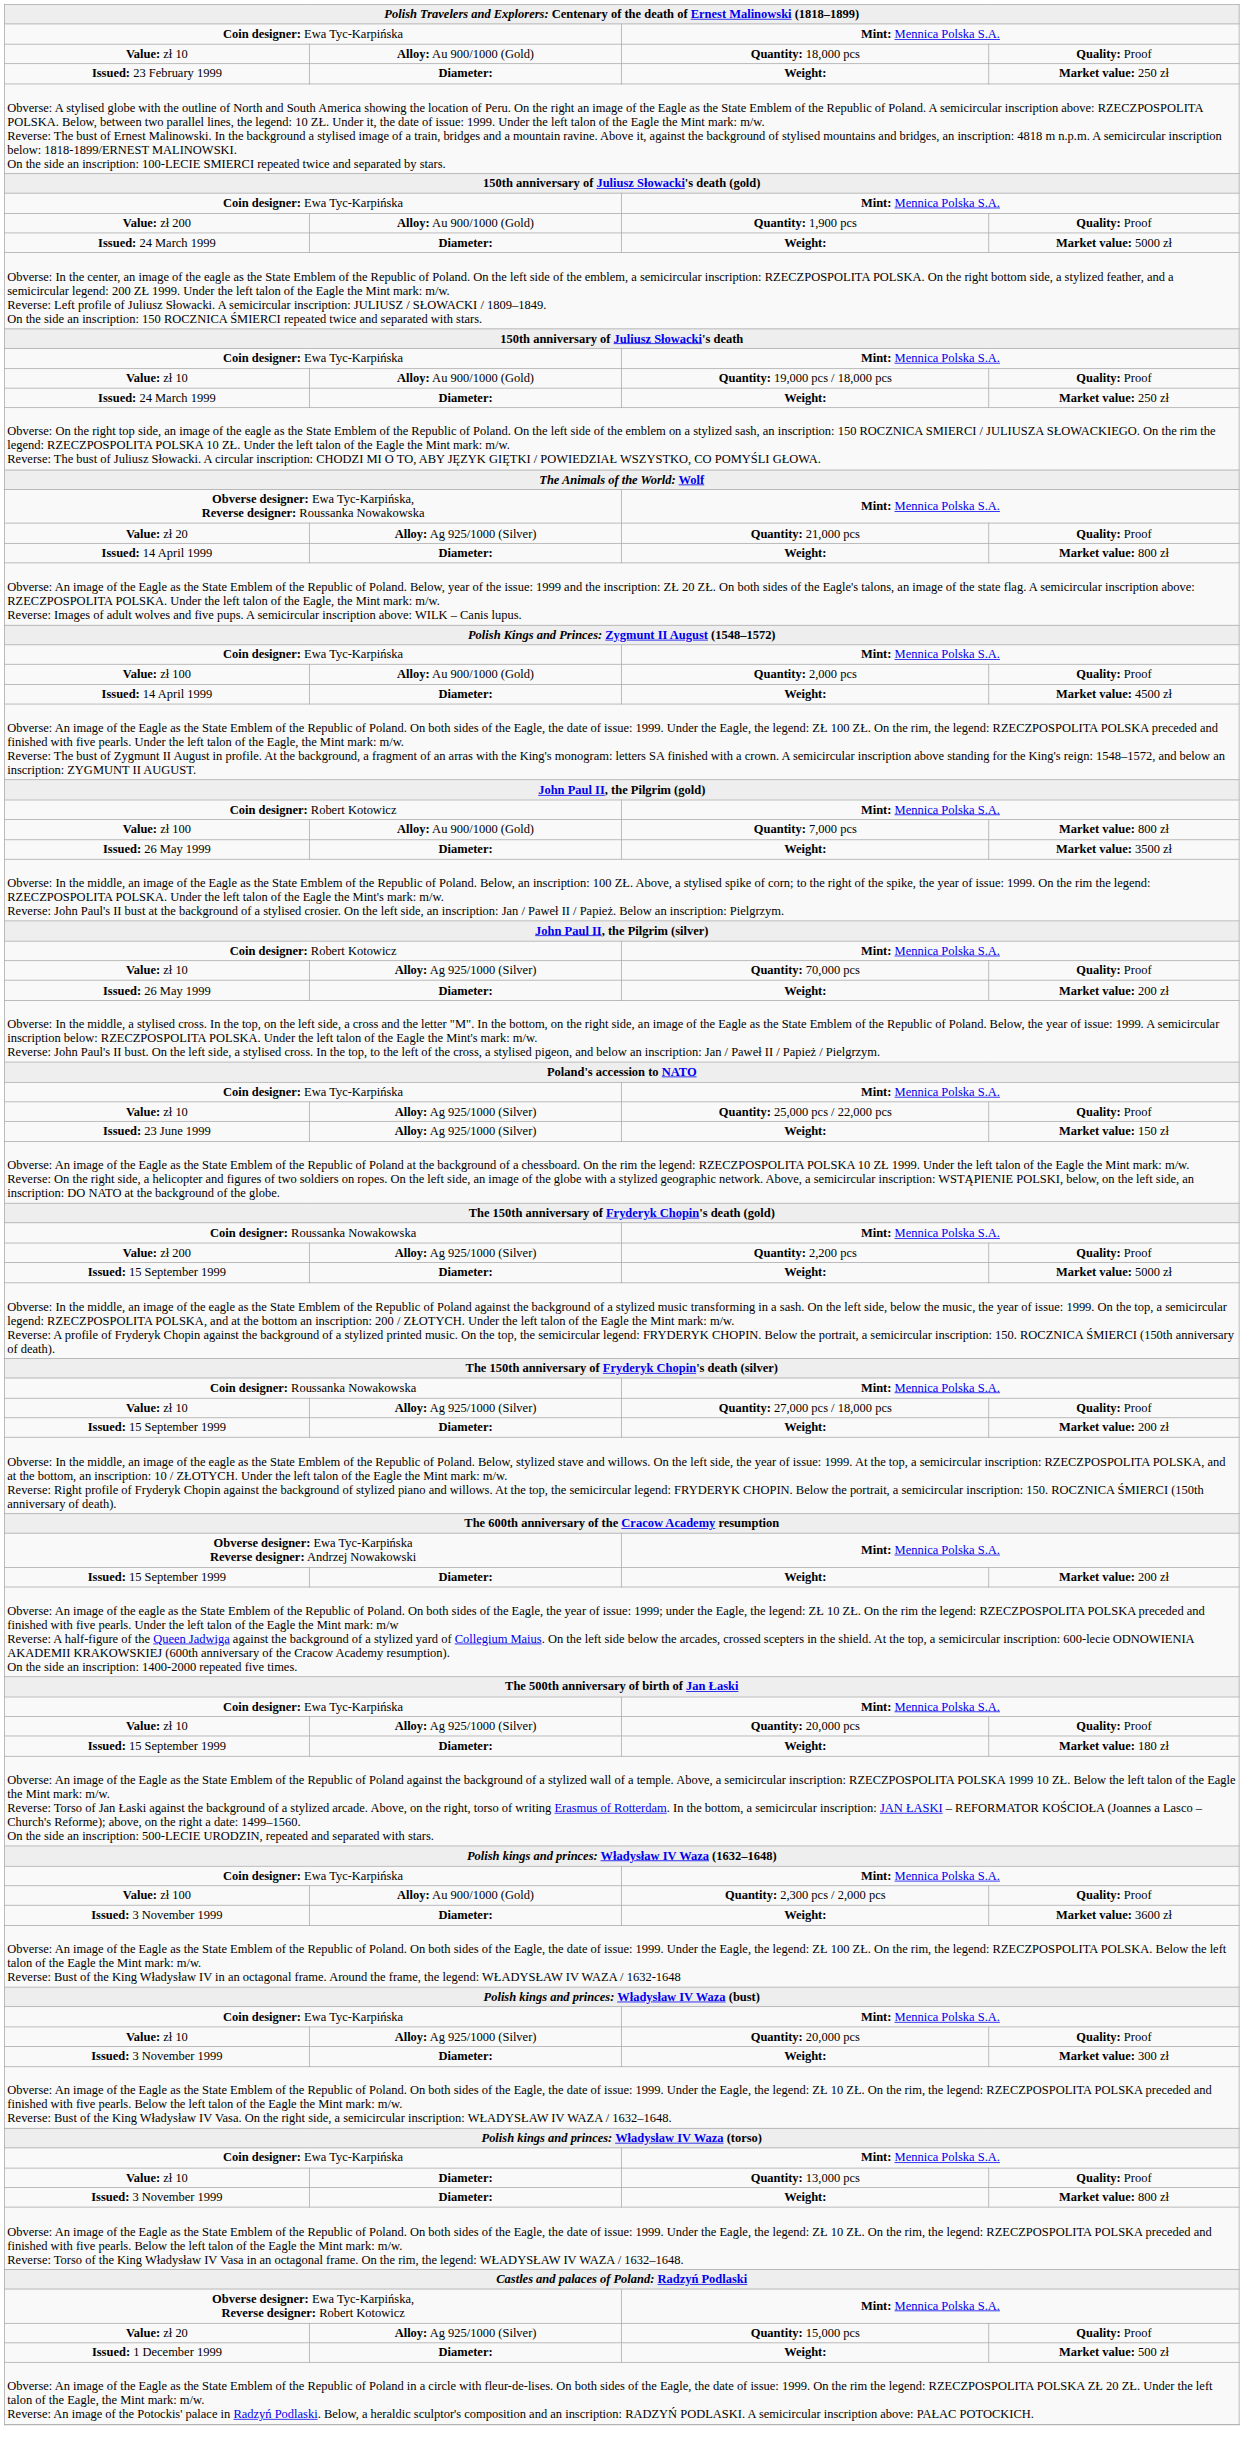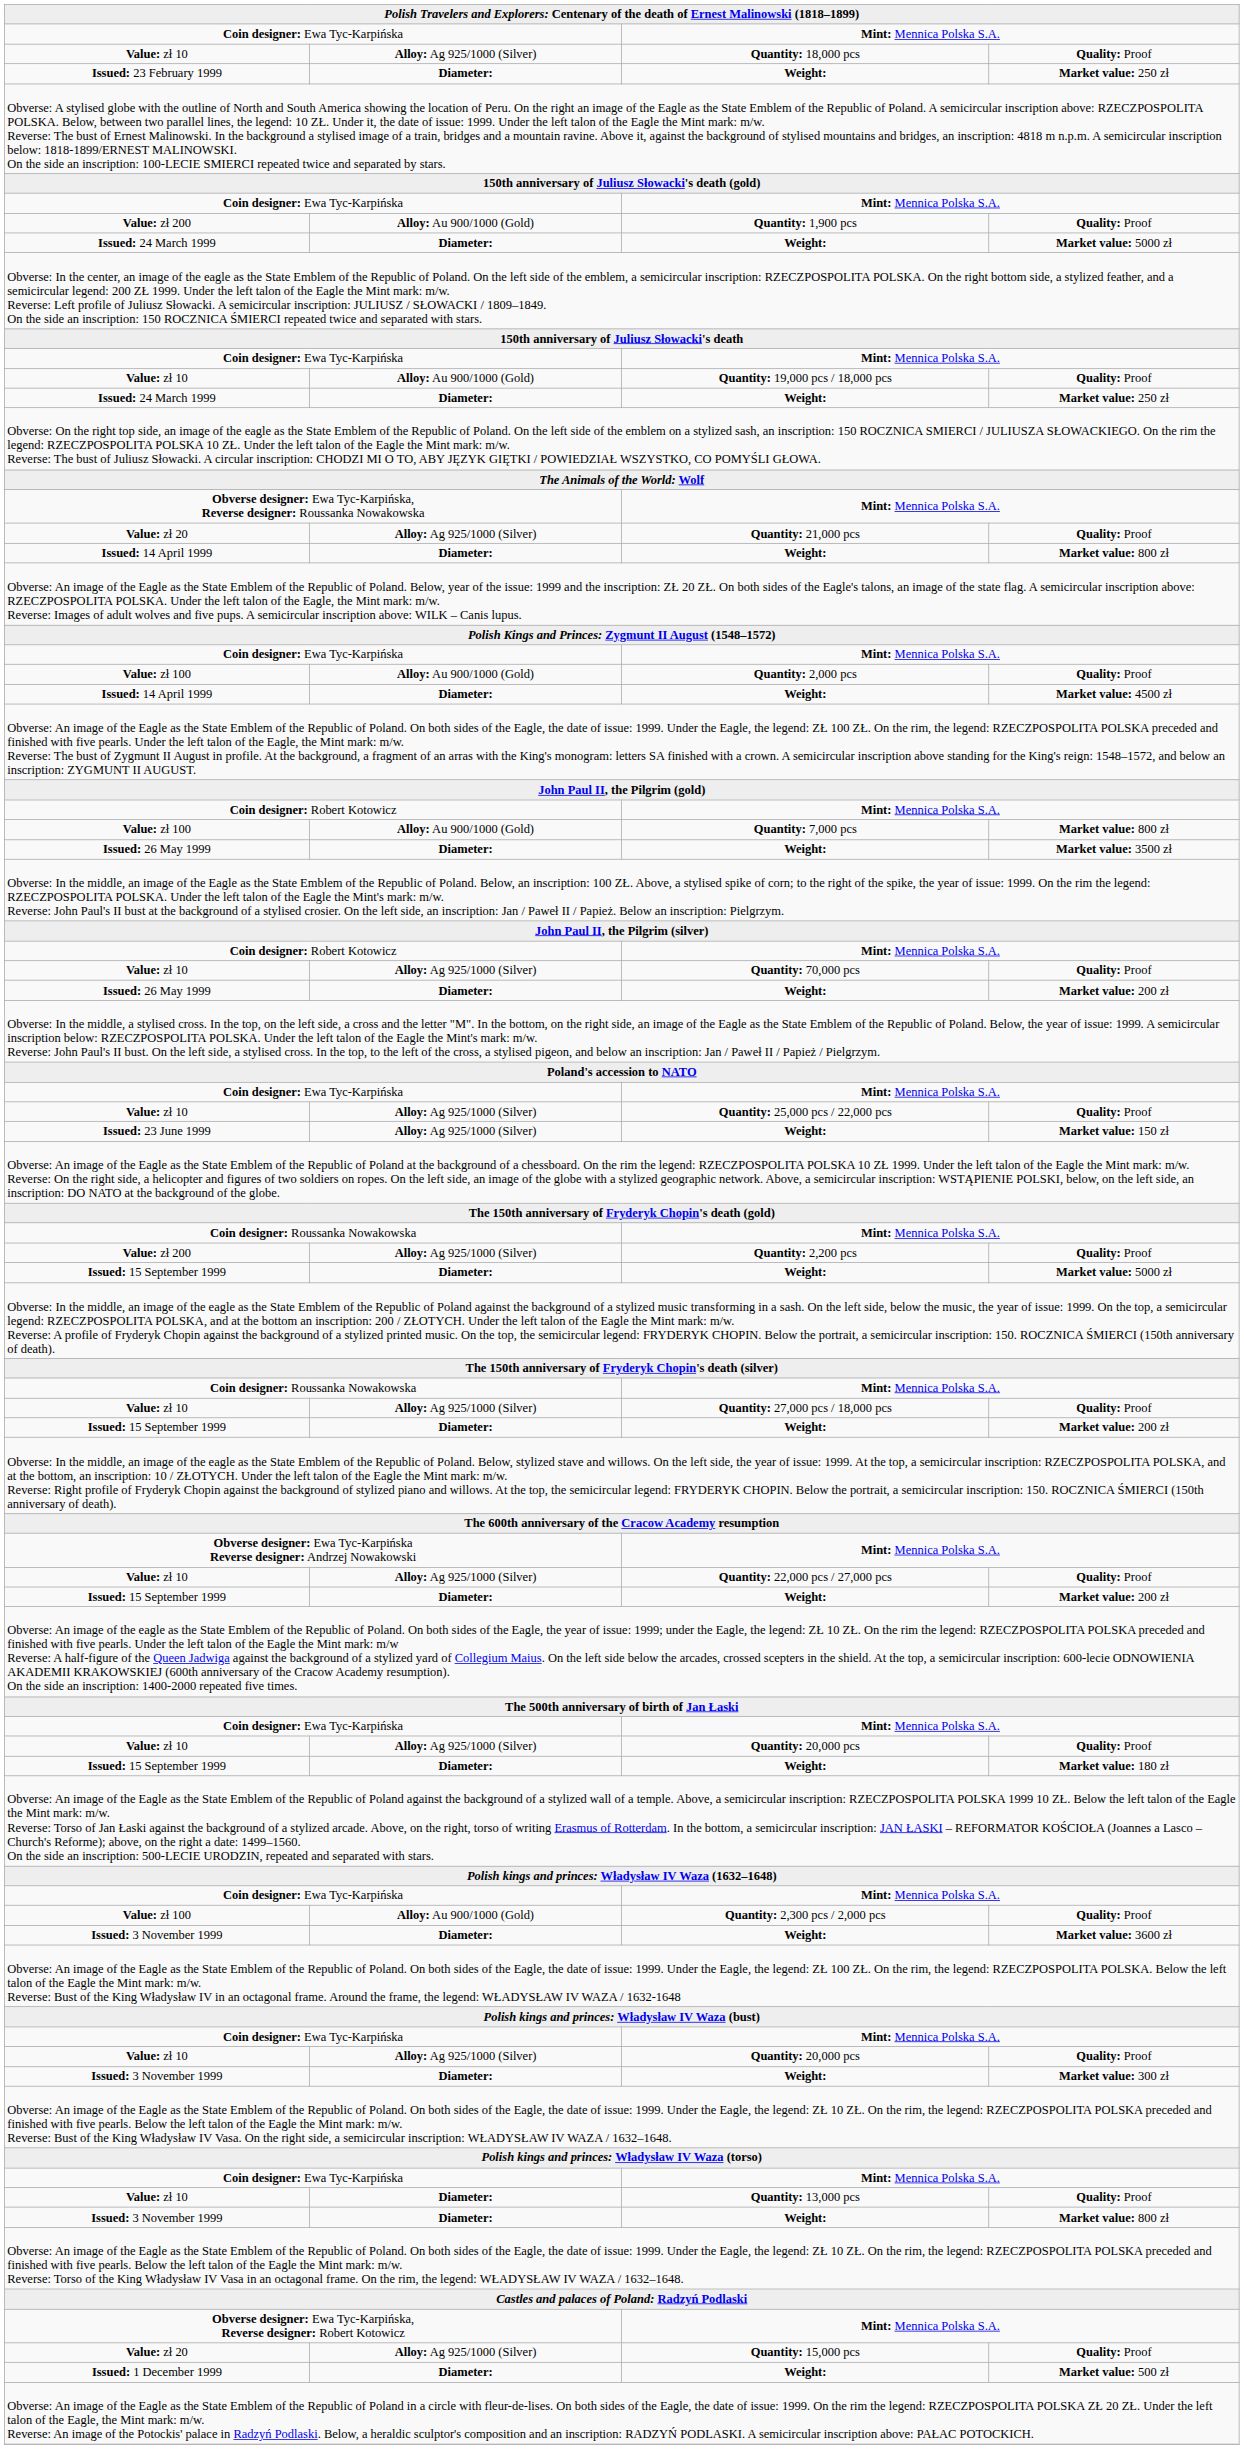(466, 53) Alloy: Au 900/1000 (Gold) -> (466, 53) Alloy: Ag 925/1000 (Silver)
+ row: (157, 1577)
